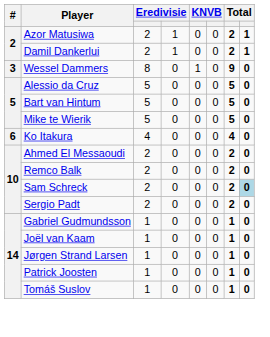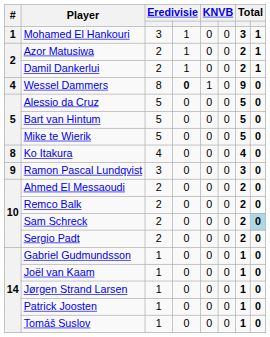+ row: (77, 34)
(13, 68) 3 -> (13, 85) 4
(175, 68) normal -> (186, 85) bold
(13, 136) 6 -> (13, 153) 8
+ row: (83, 170)
